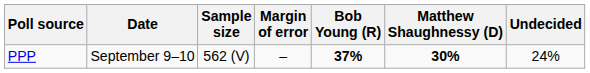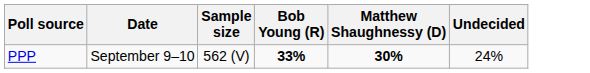- column: (283, 24)
(348, 56) 37% -> (291, 56) 33%
